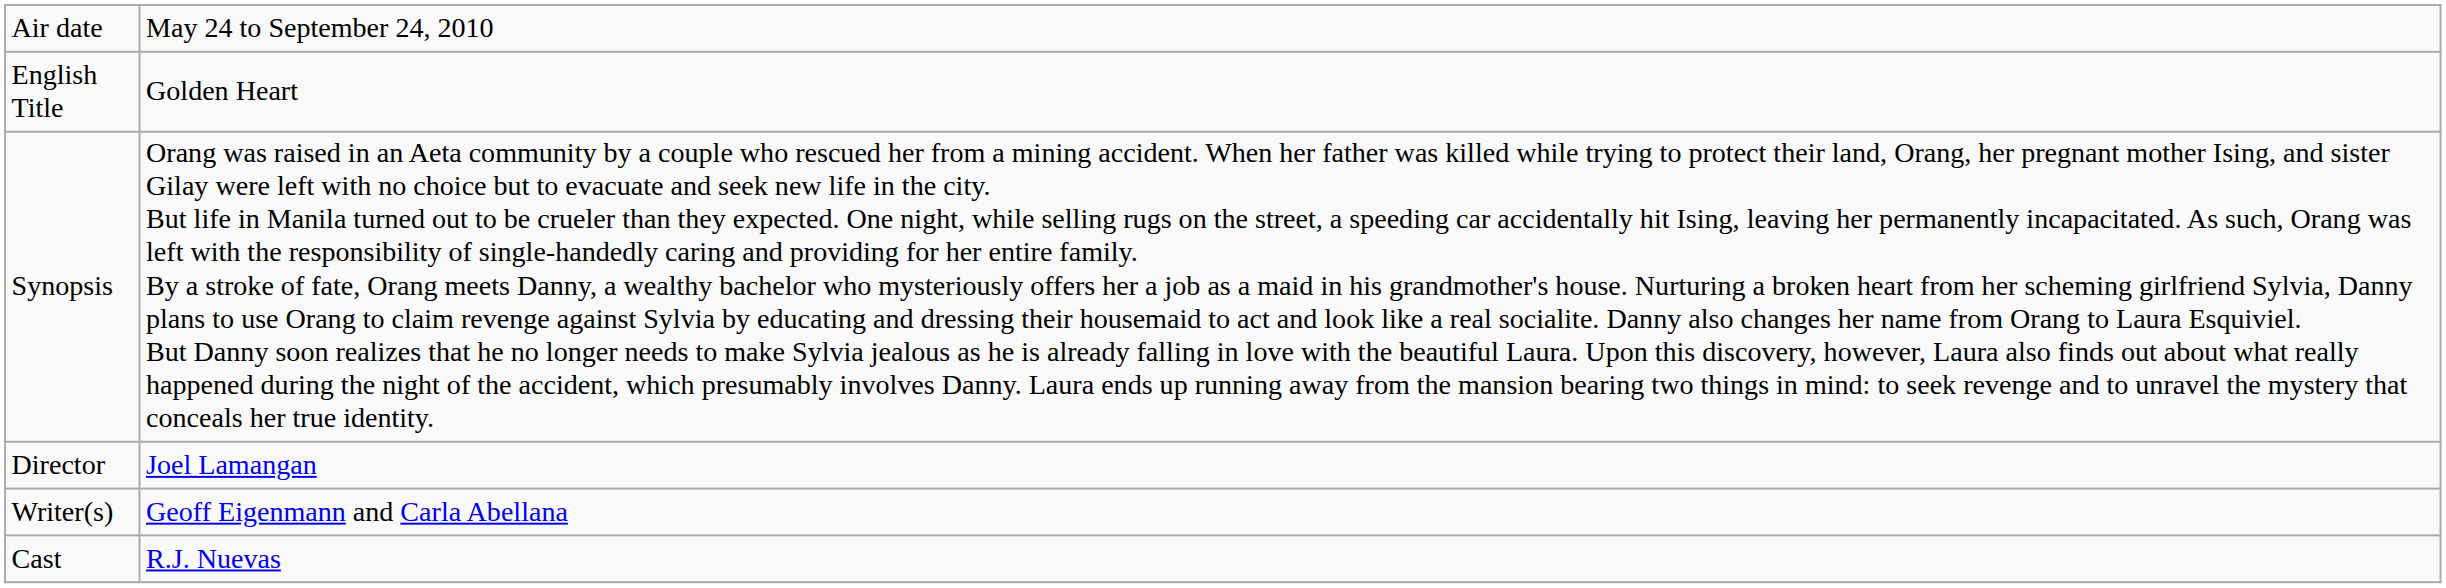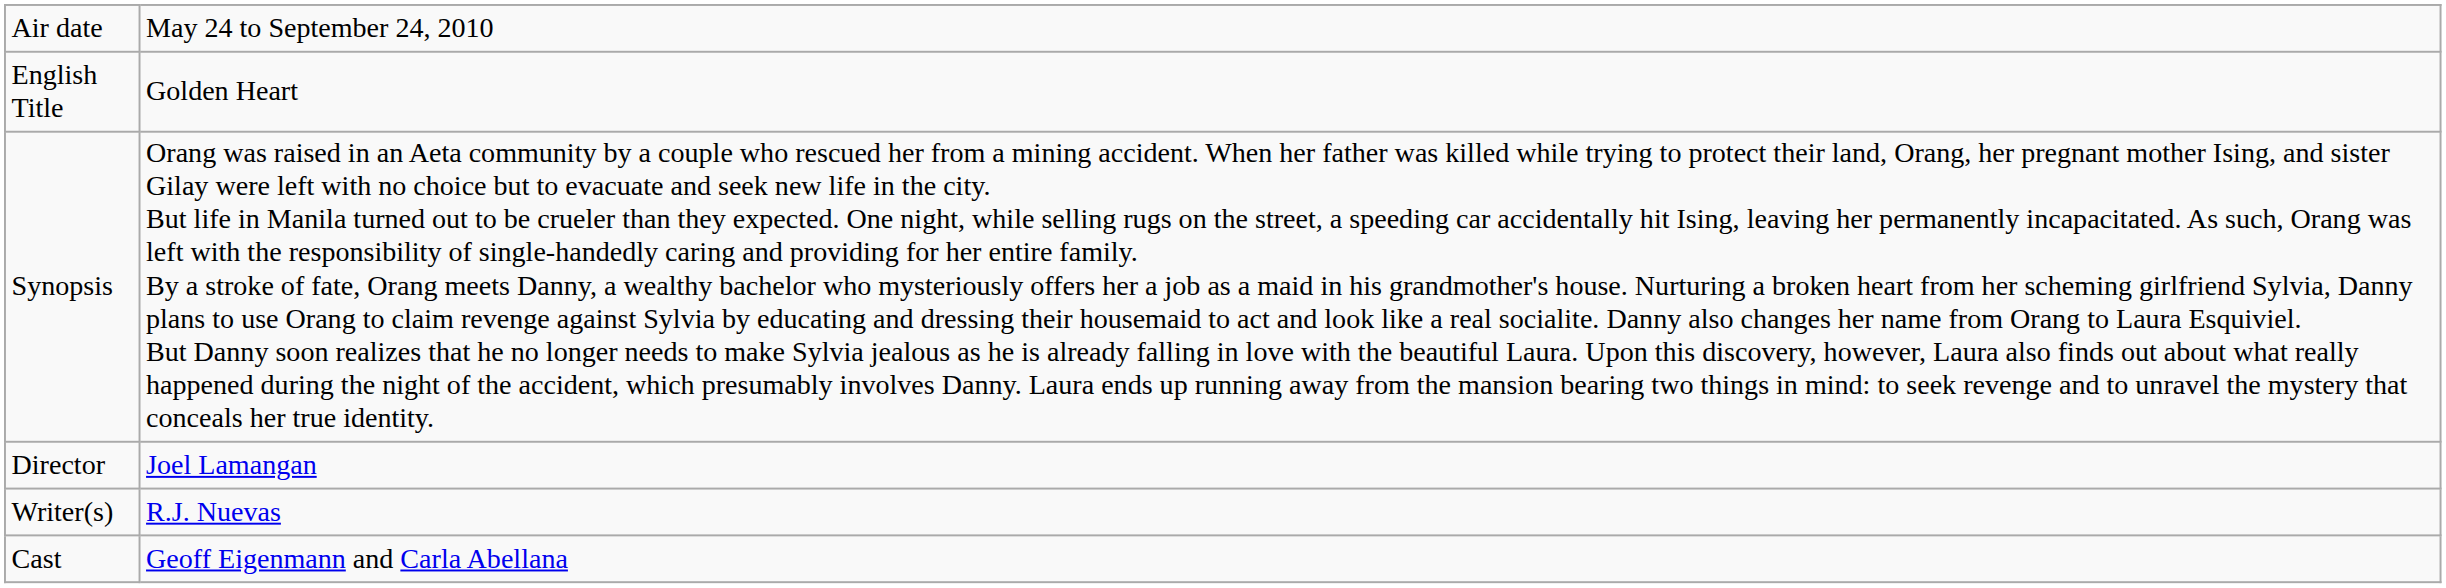(357, 511) Geoff Eigenmann and Carla Abellana -> (213, 511) R.J. Nuevas
(213, 557) R.J. Nuevas -> (357, 557) Geoff Eigenmann and Carla Abellana
